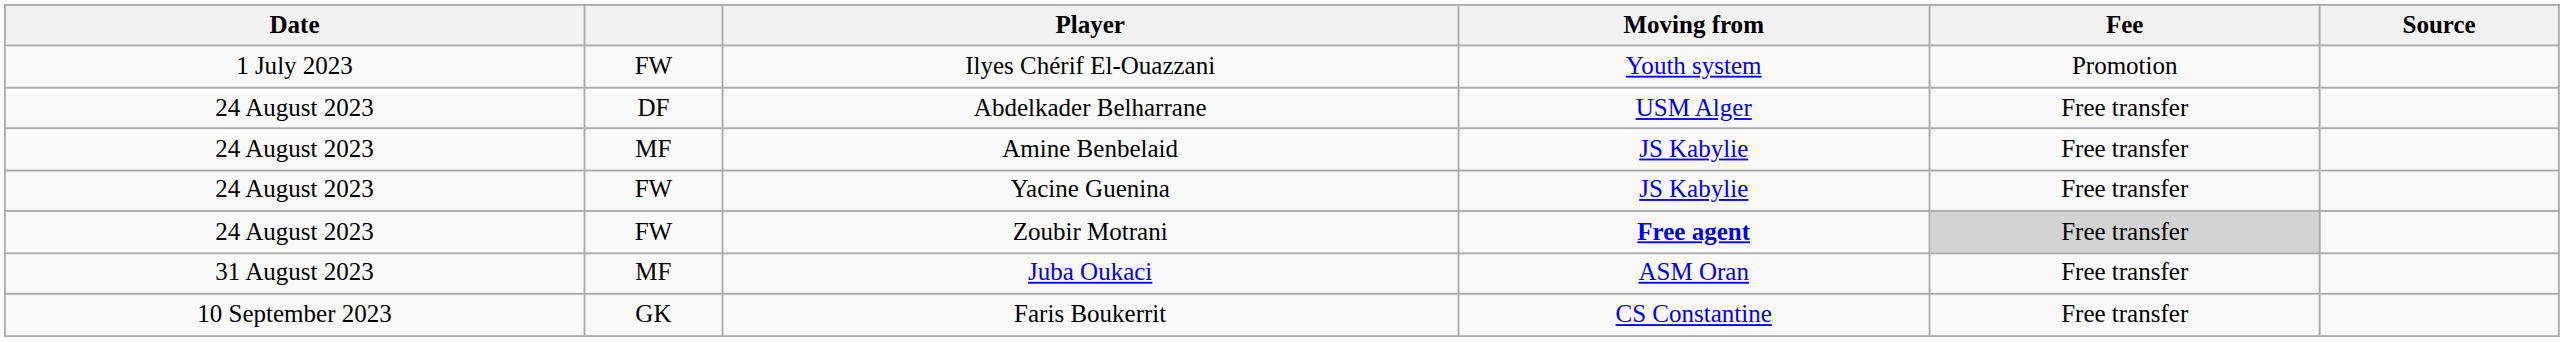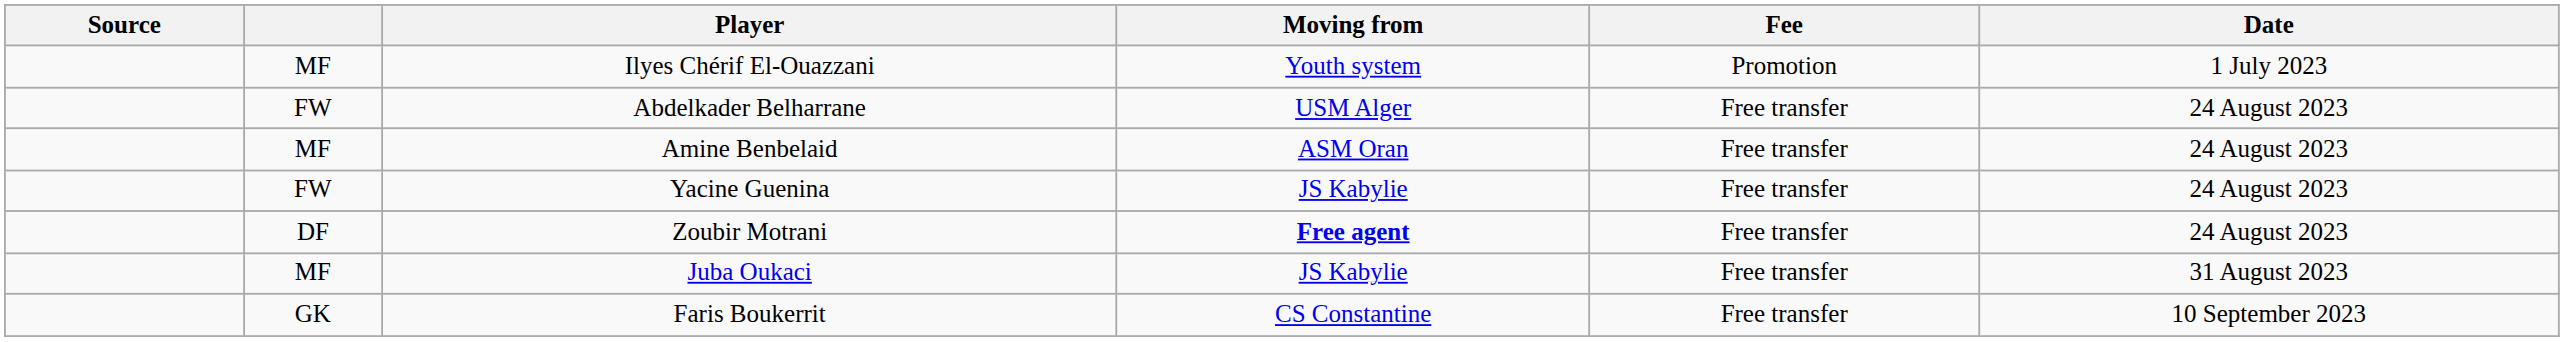columns swapped: (295, 24) <-> (2439, 24)
(653, 66) FW -> (313, 66) MF
(653, 107) DF -> (313, 107) FW
(1694, 148) JS Kabylie -> (1353, 148) ASM Oran
(653, 231) FW -> (313, 231) DF
(2125, 231) lightgrey background -> (1784, 231) no background
(1694, 272) ASM Oran -> (1353, 272) JS Kabylie
